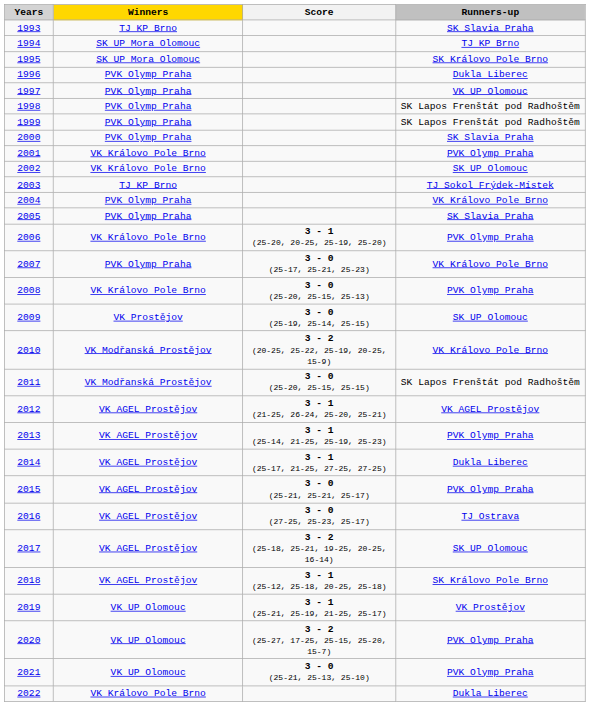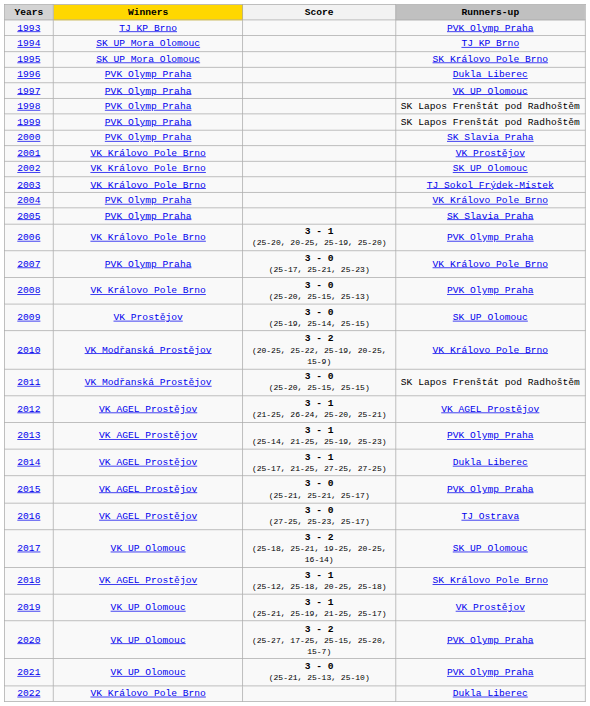(490, 28) SK Slavia Praha -> (490, 28) PVK Olymp Praha
(490, 153) PVK Olymp Praha -> (490, 153) VK Prostějov
(148, 185) TJ KP Brno -> (148, 185) VK Královo Pole Brno
(148, 548) VK AGEL Prostějov -> (148, 548) VK UP Olomouc
